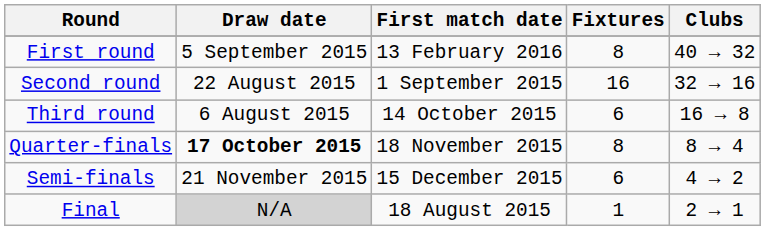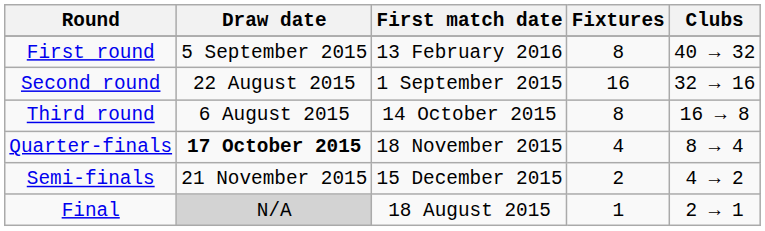(618, 115) 6 -> (618, 115) 8
(618, 147) 8 -> (618, 147) 4
(618, 178) 6 -> (618, 178) 2
